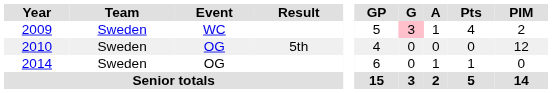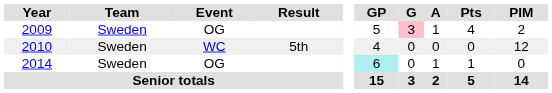(214, 29) WC -> (214, 29) OG
(214, 46) OG -> (214, 46) WC
(377, 63) no background -> (377, 63) paleturquoise background
